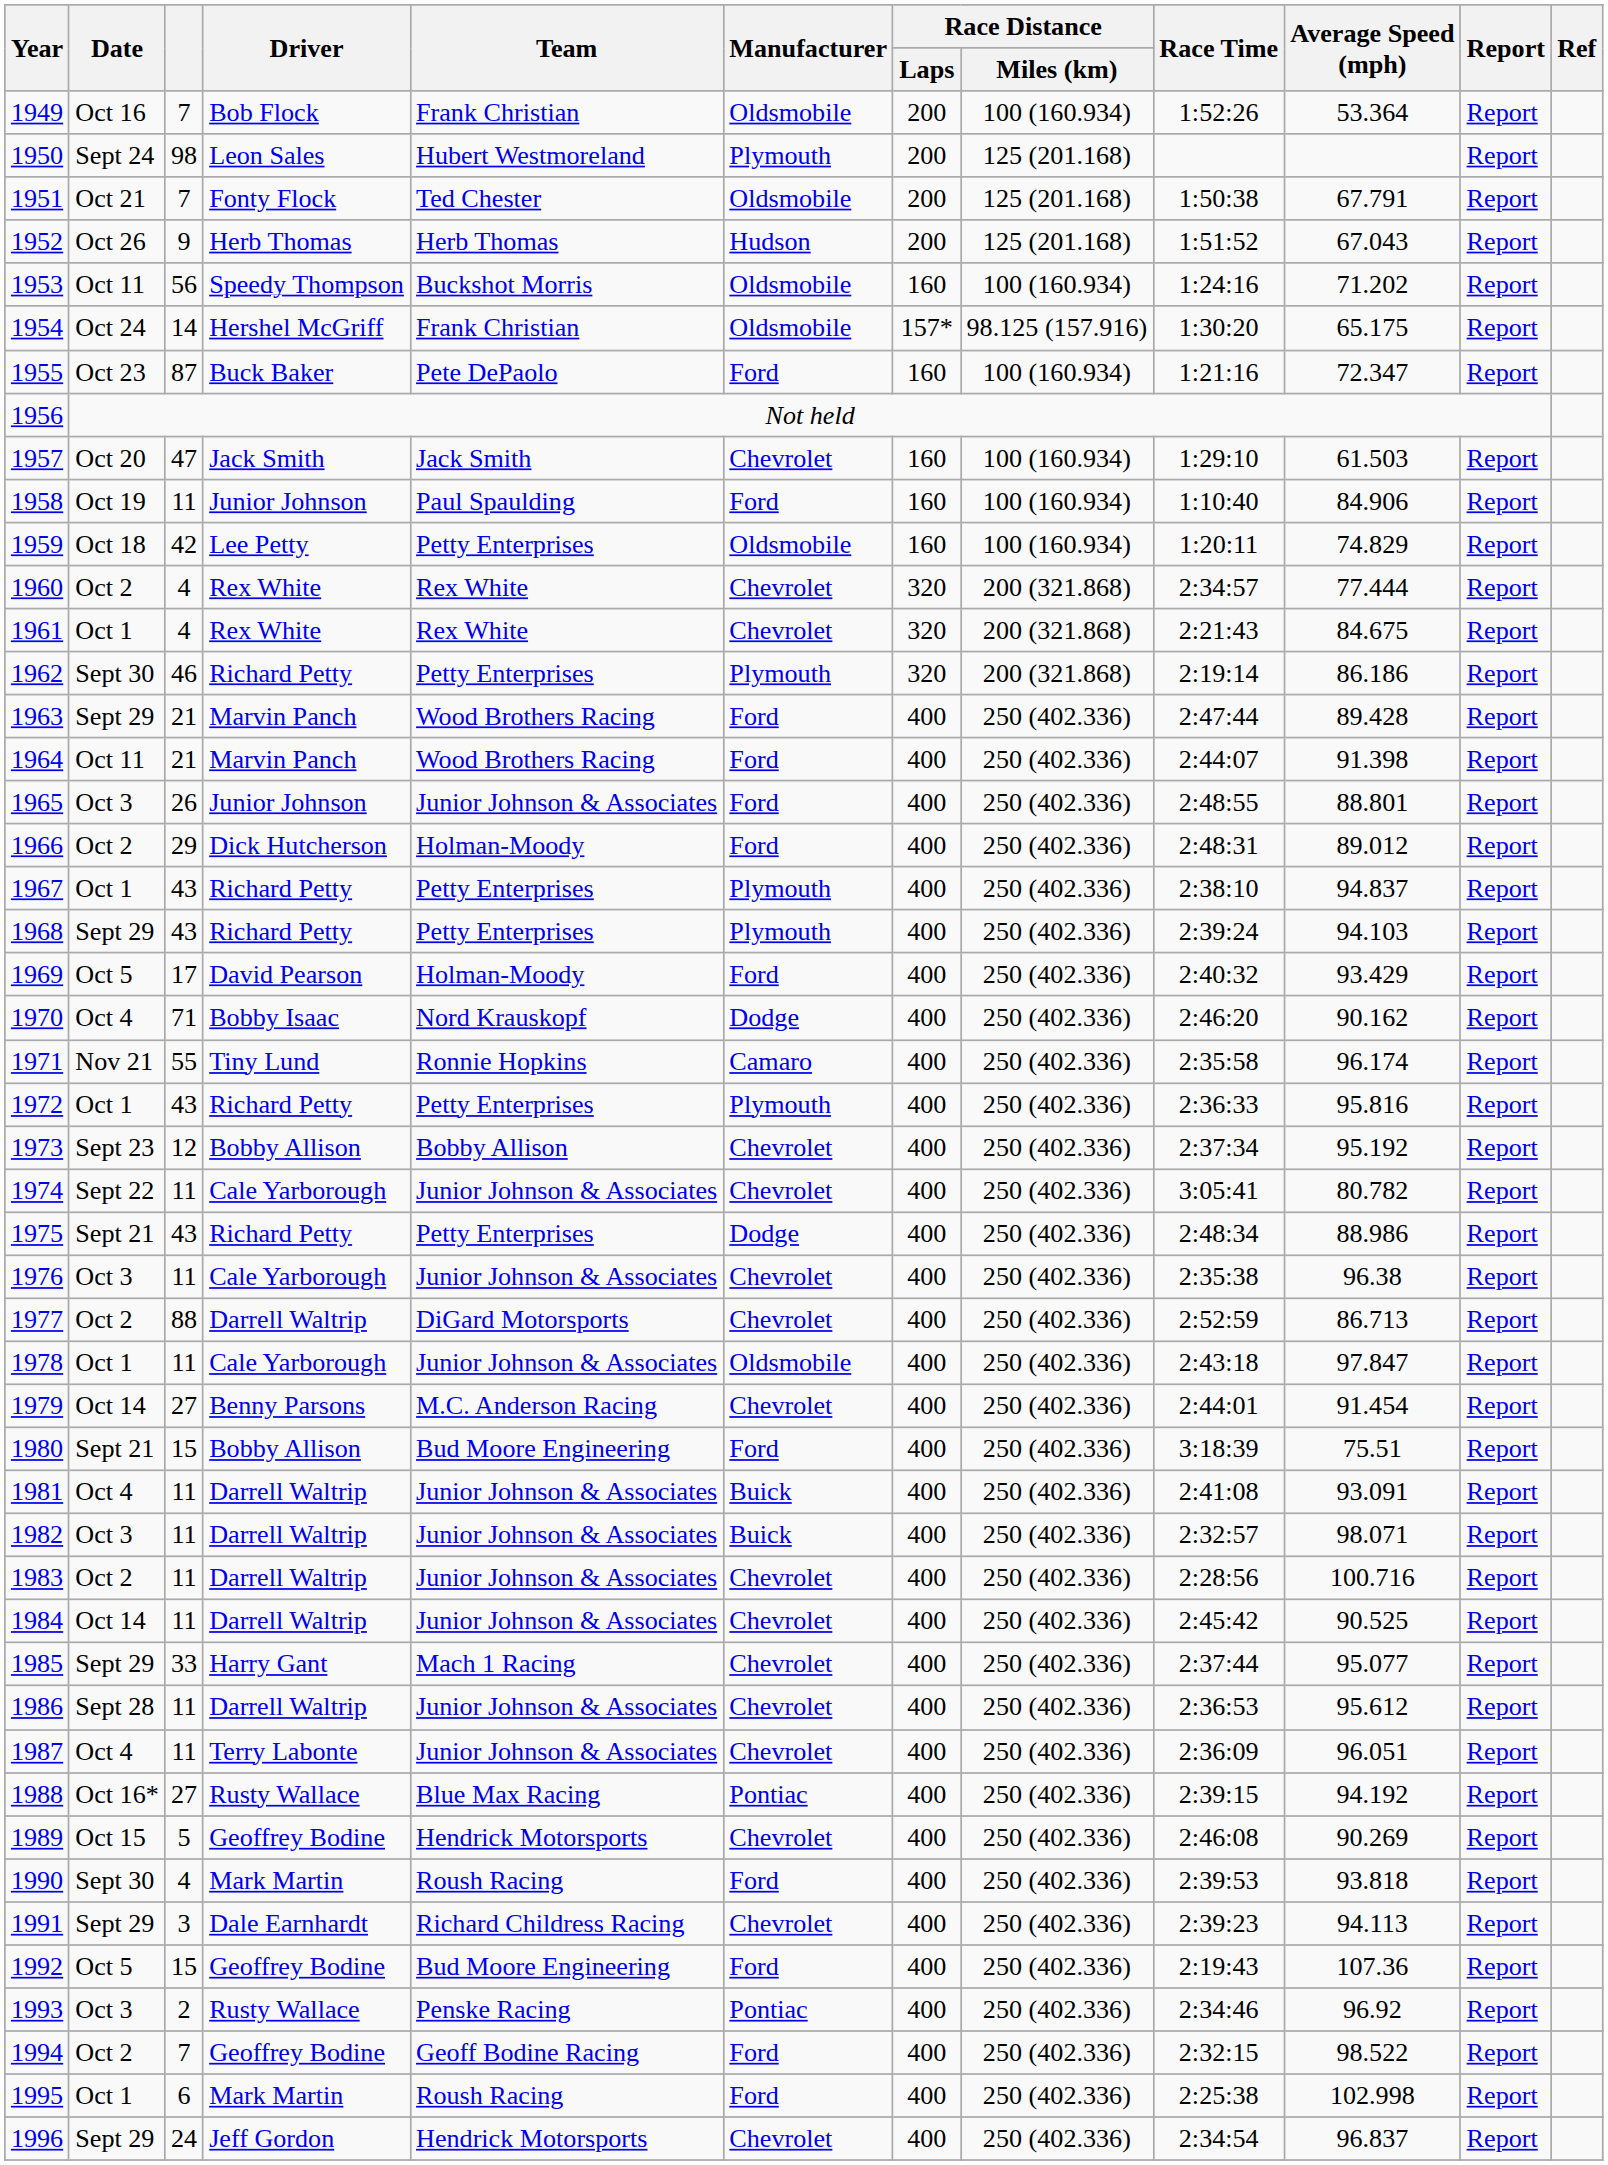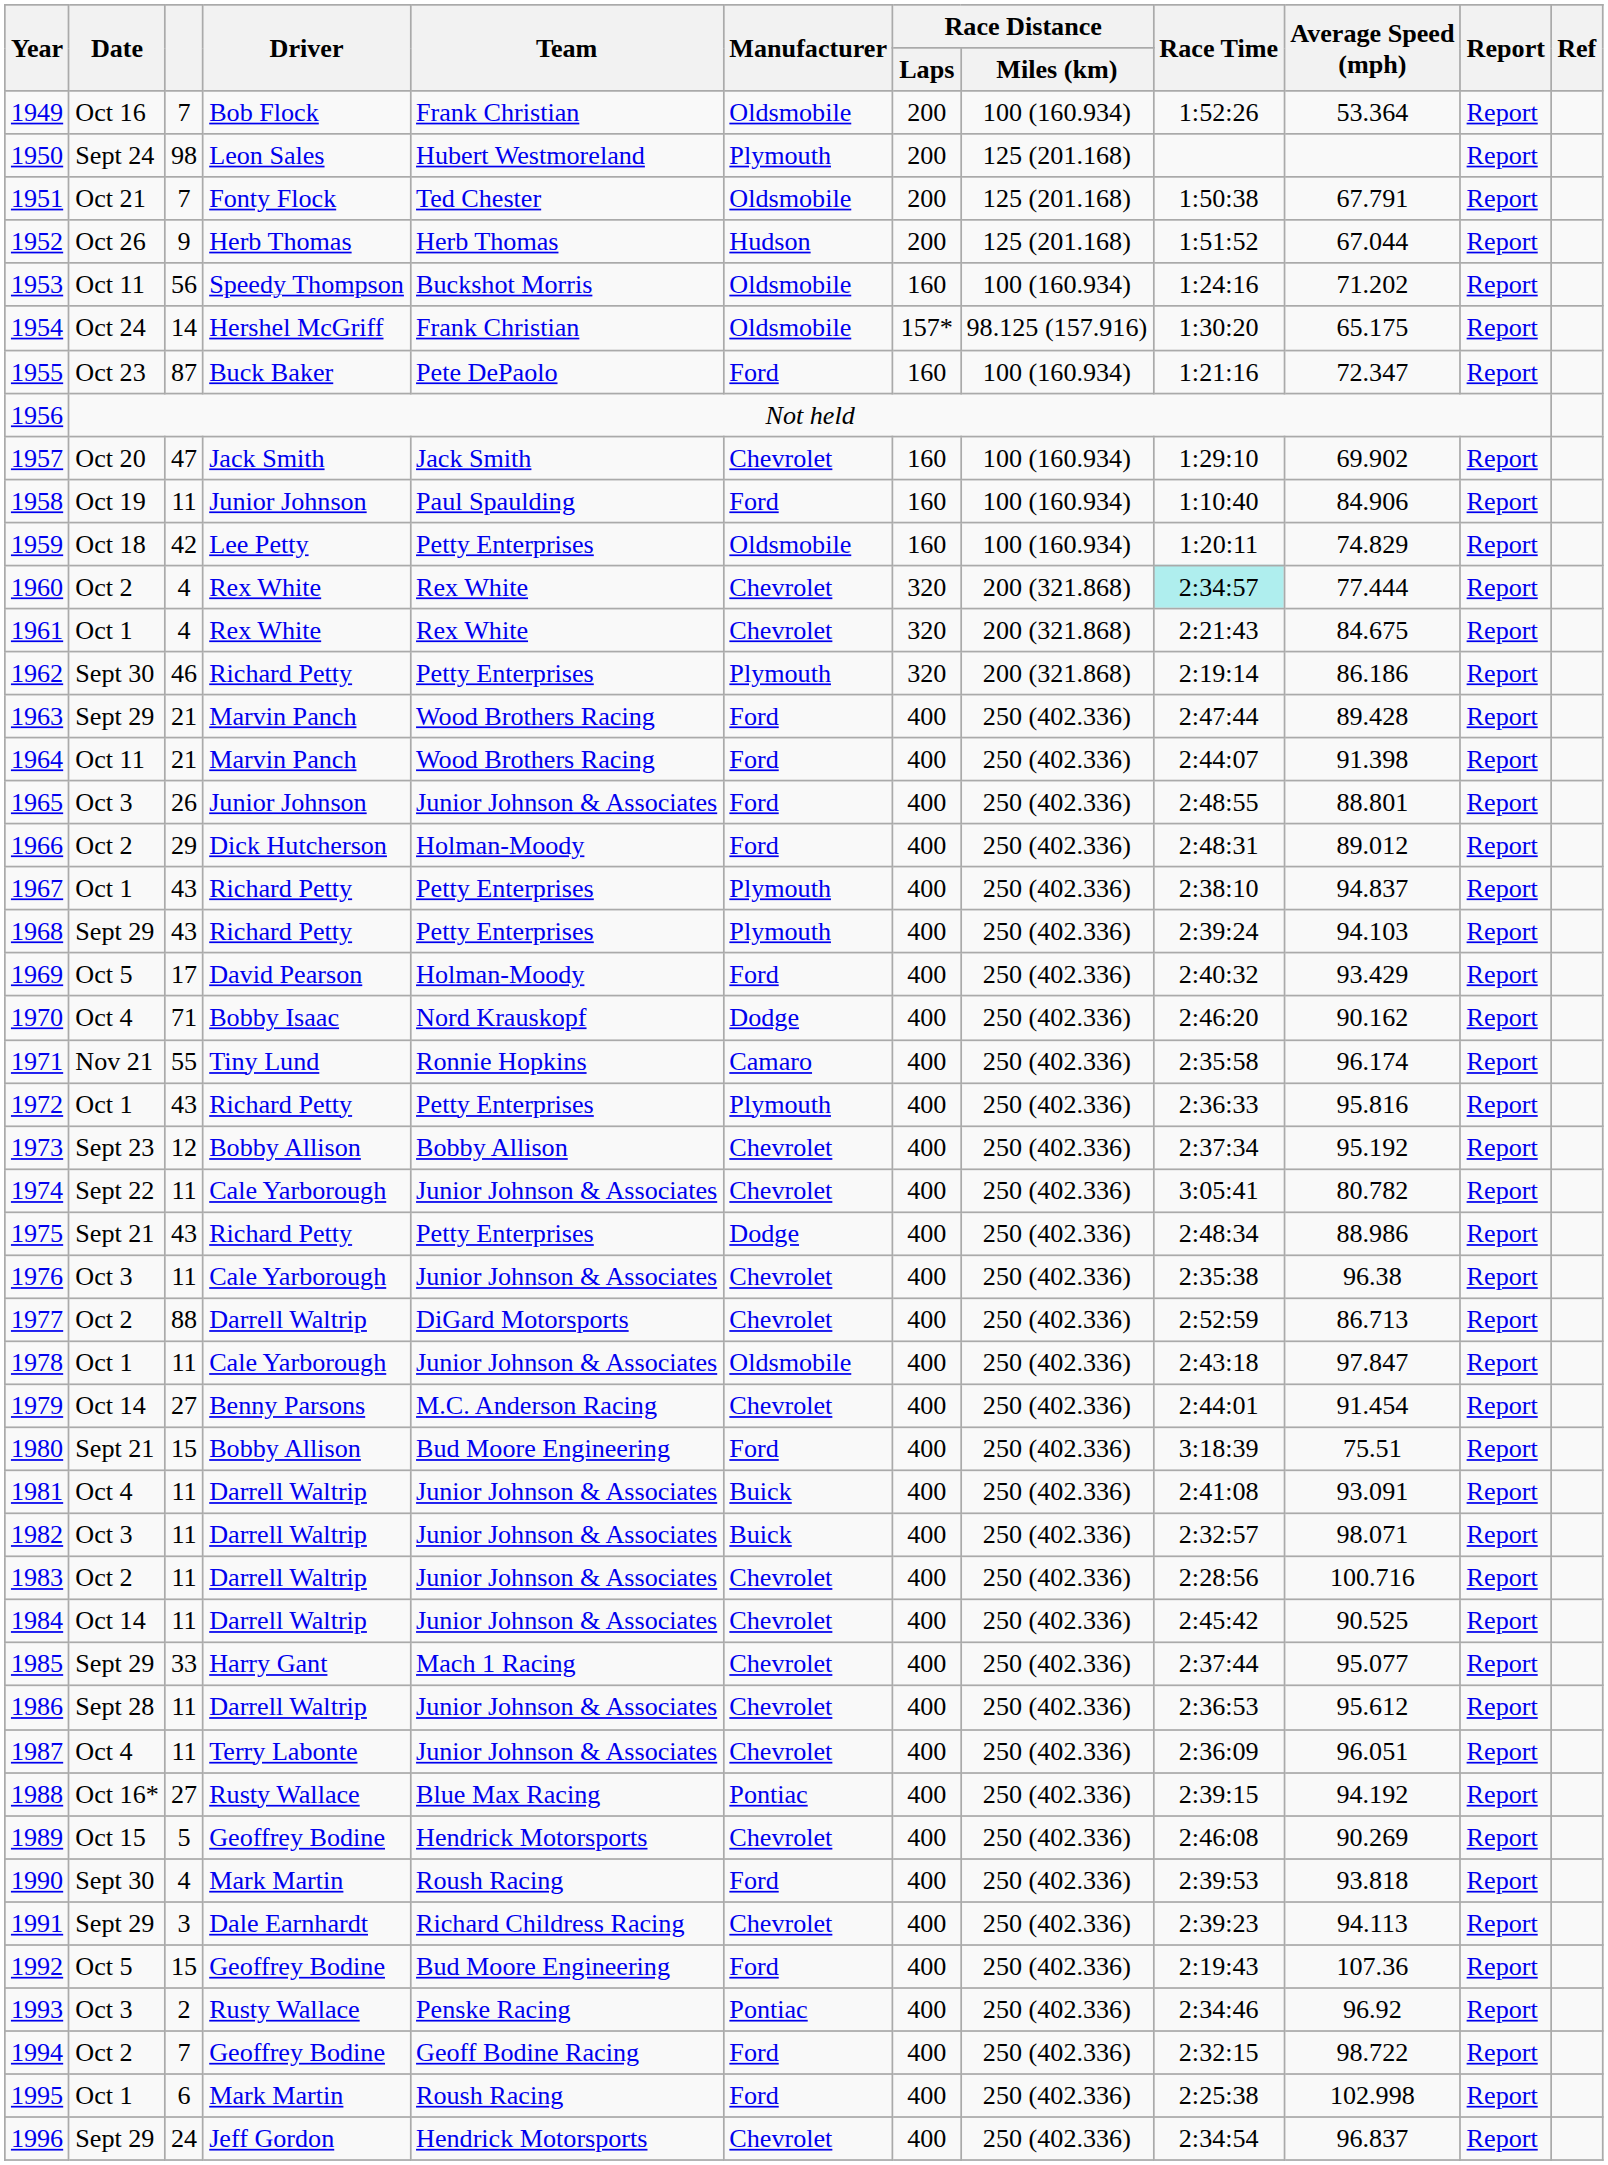(1372, 241) 67.043 -> (1372, 241) 67.044
(1372, 457) 61.503 -> (1372, 457) 69.902
(1219, 586) no background -> (1219, 586) paleturquoise background
(1372, 2052) 98.522 -> (1372, 2052) 98.722
